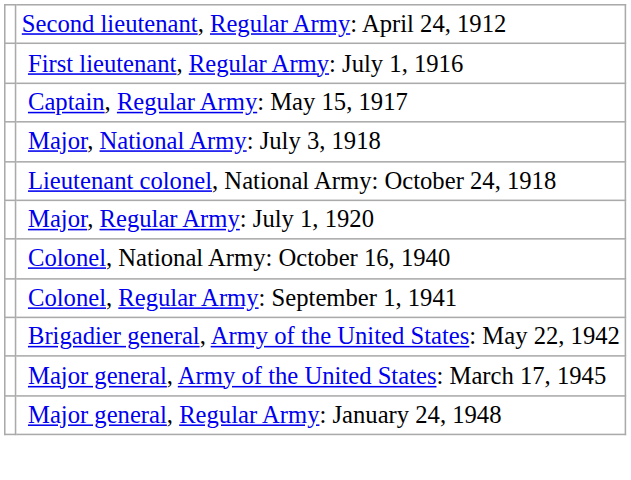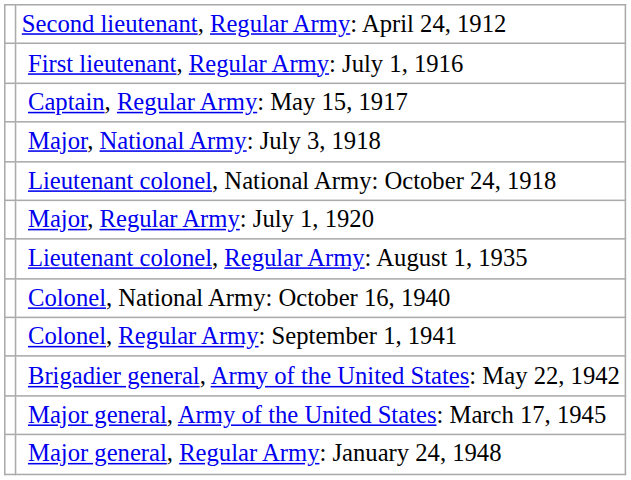+ row: (275, 258)
